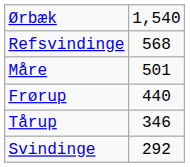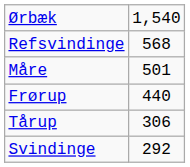(156, 123) 346 -> (156, 123) 306
